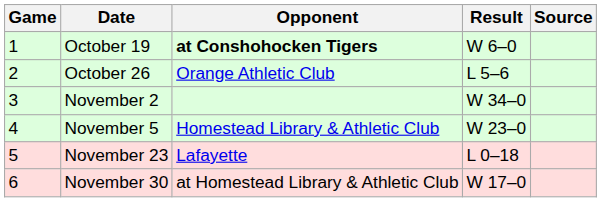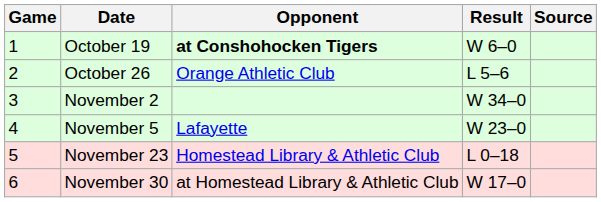(308, 127) Homestead Library & Athletic Club -> (212, 127) Lafayette
(212, 155) Lafayette -> (308, 155) Homestead Library & Athletic Club
